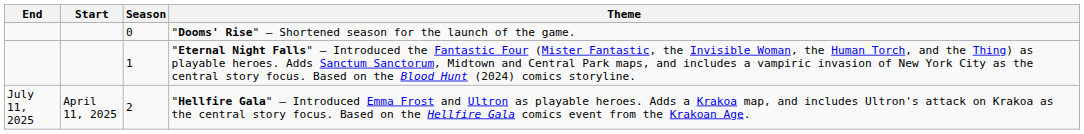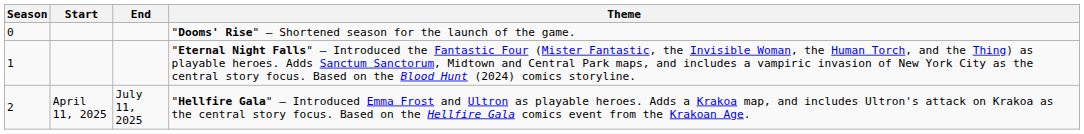columns swapped: (146, 14) <-> (32, 14)
